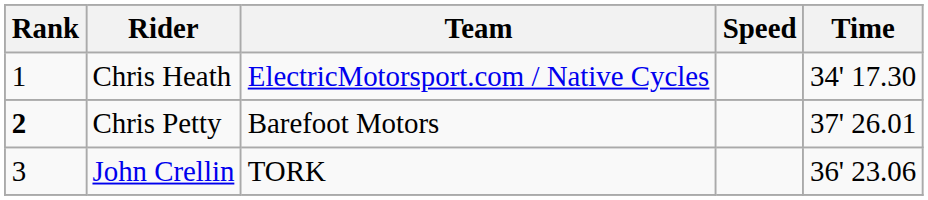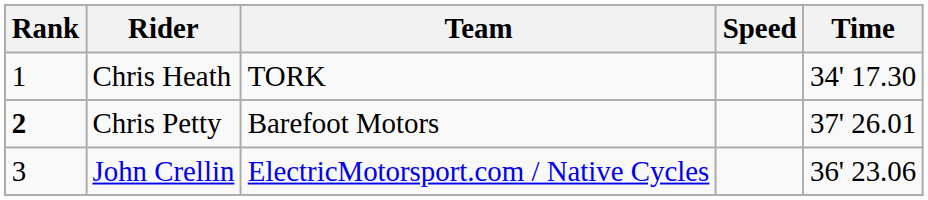(479, 76) ElectricMotorsport.com / Native Cycles -> (287, 76) TORK
(287, 171) TORK -> (479, 171) ElectricMotorsport.com / Native Cycles
